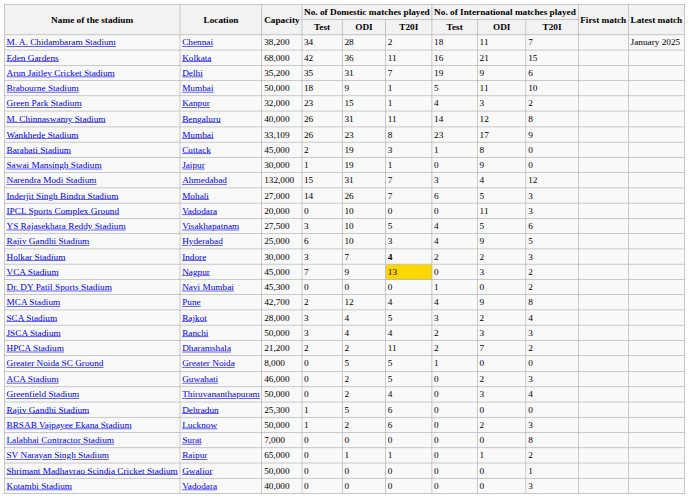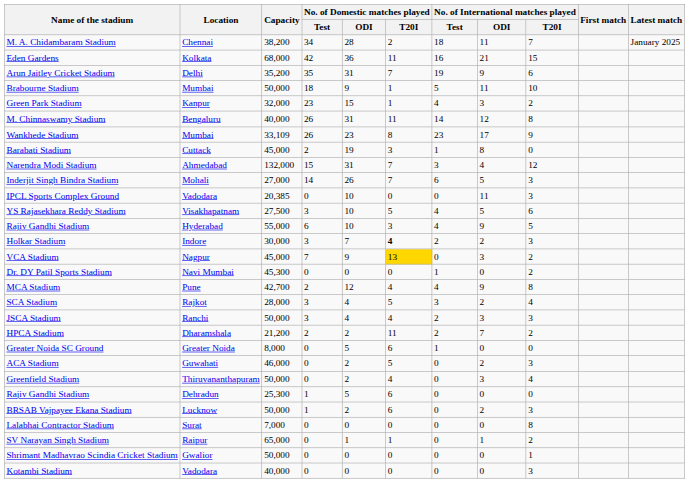- row: (54, 165)
(277, 211) 20,000 -> (277, 195) 20,385
(277, 241) 25,000 -> (277, 226) 55,000
(390, 363) 5 -> (390, 348) 6
